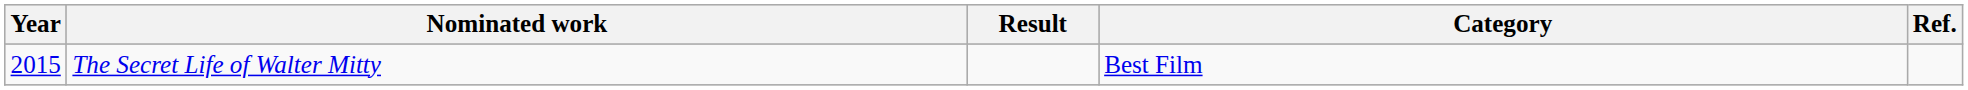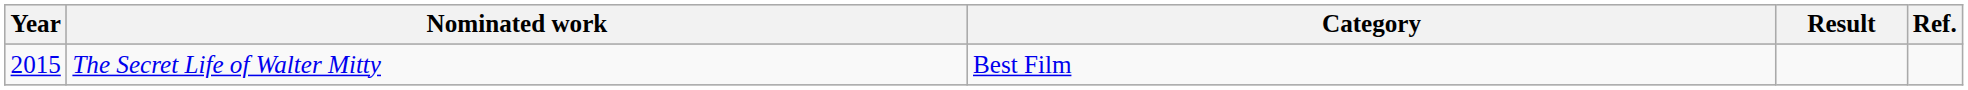columns swapped: (1503, 24) <-> (1033, 24)
